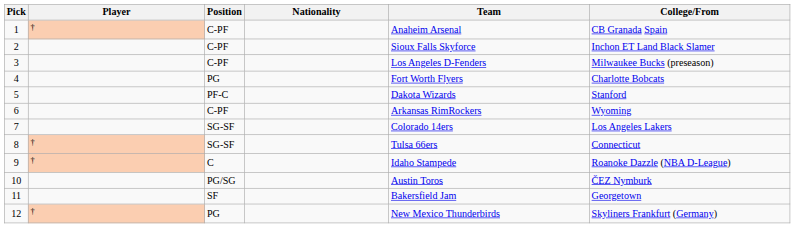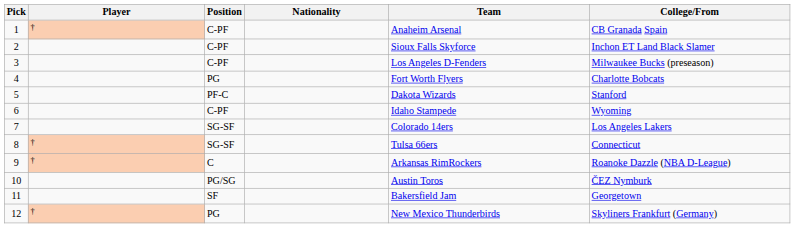(436, 111) Arkansas RimRockers -> (424, 111) Idaho Stampede
(424, 163) Idaho Stampede -> (436, 163) Arkansas RimRockers
